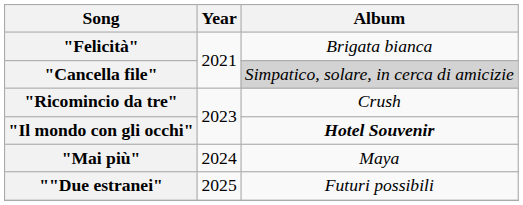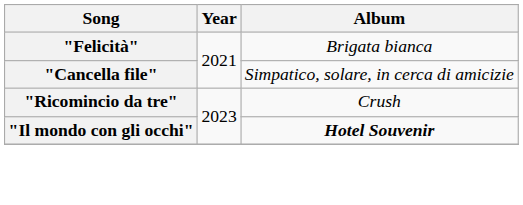(379, 74) lightgrey background -> (379, 74) no background
- row: (101, 158)
- row: (101, 185)
